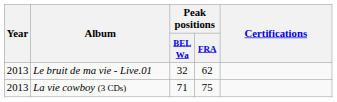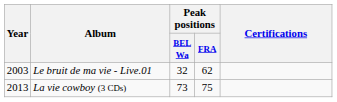(18, 71) 2013 -> (18, 71) 2003
(182, 88) 71 -> (182, 88) 73
